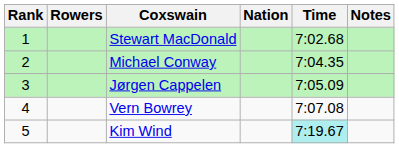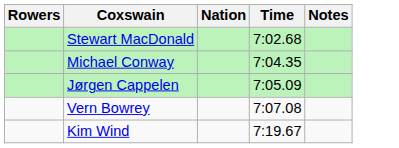- column: (26, 16)
(320, 131) paleturquoise background -> (277, 131) no background
